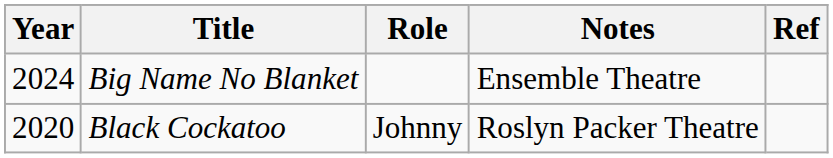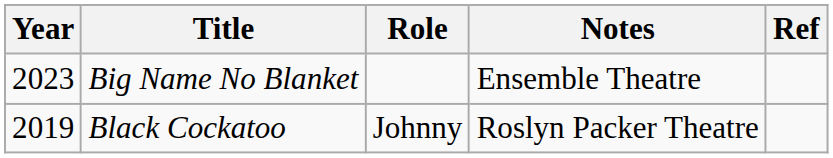(43, 78) 2024 -> (43, 78) 2023
(43, 127) 2020 -> (43, 127) 2019
